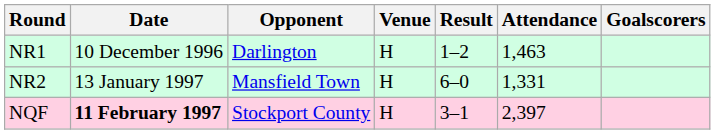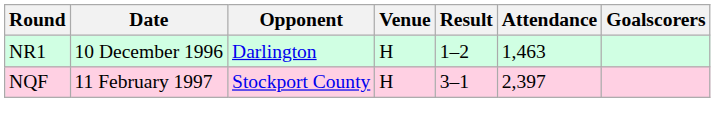- row: (28, 81)
(148, 112) bold -> (144, 81) normal
